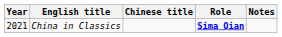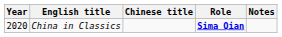(17, 26) 2021 -> (17, 26) 2020
